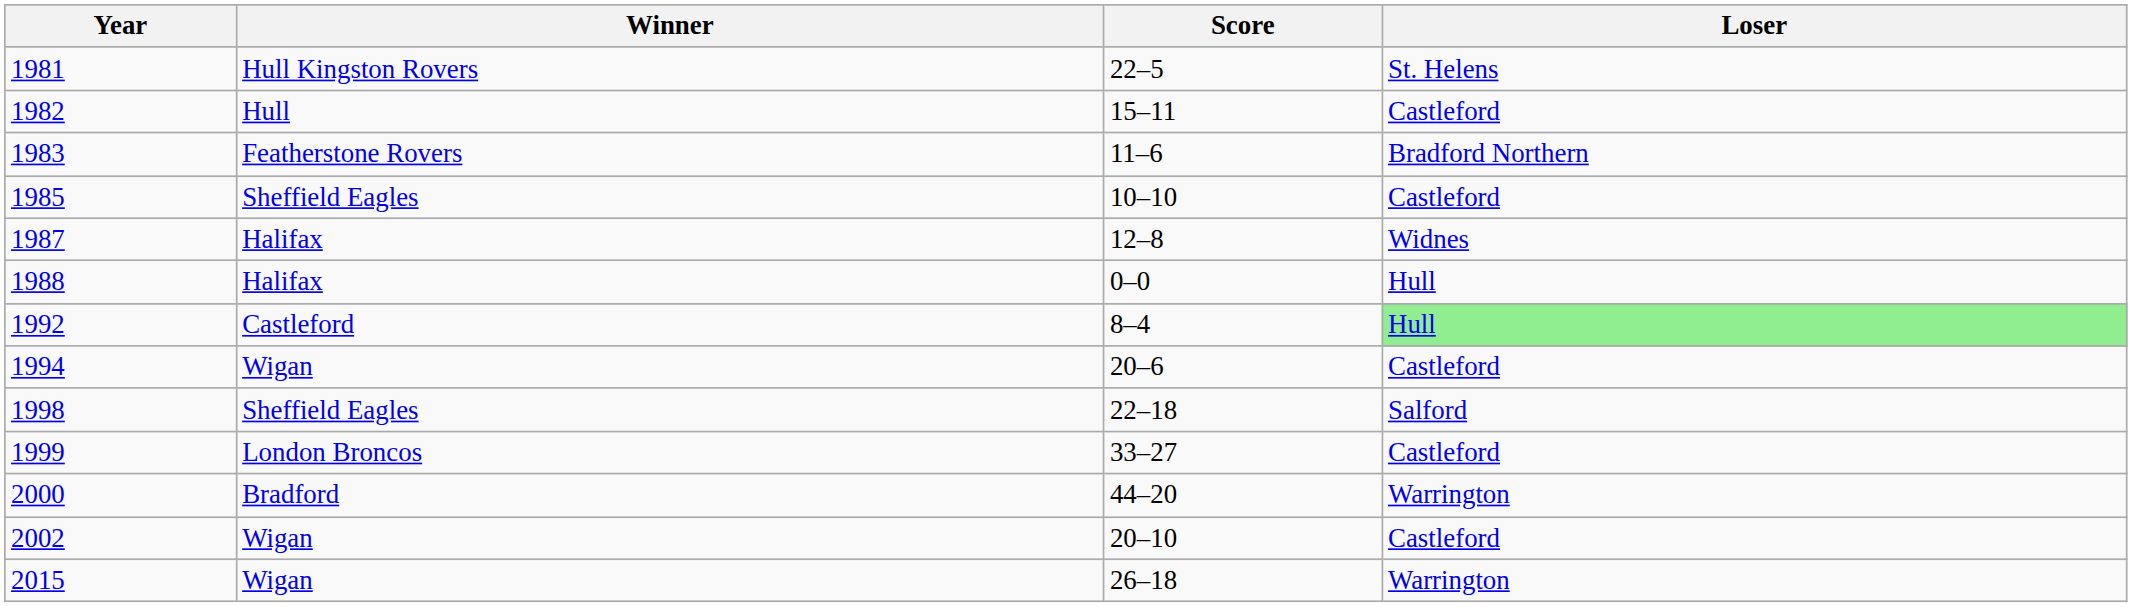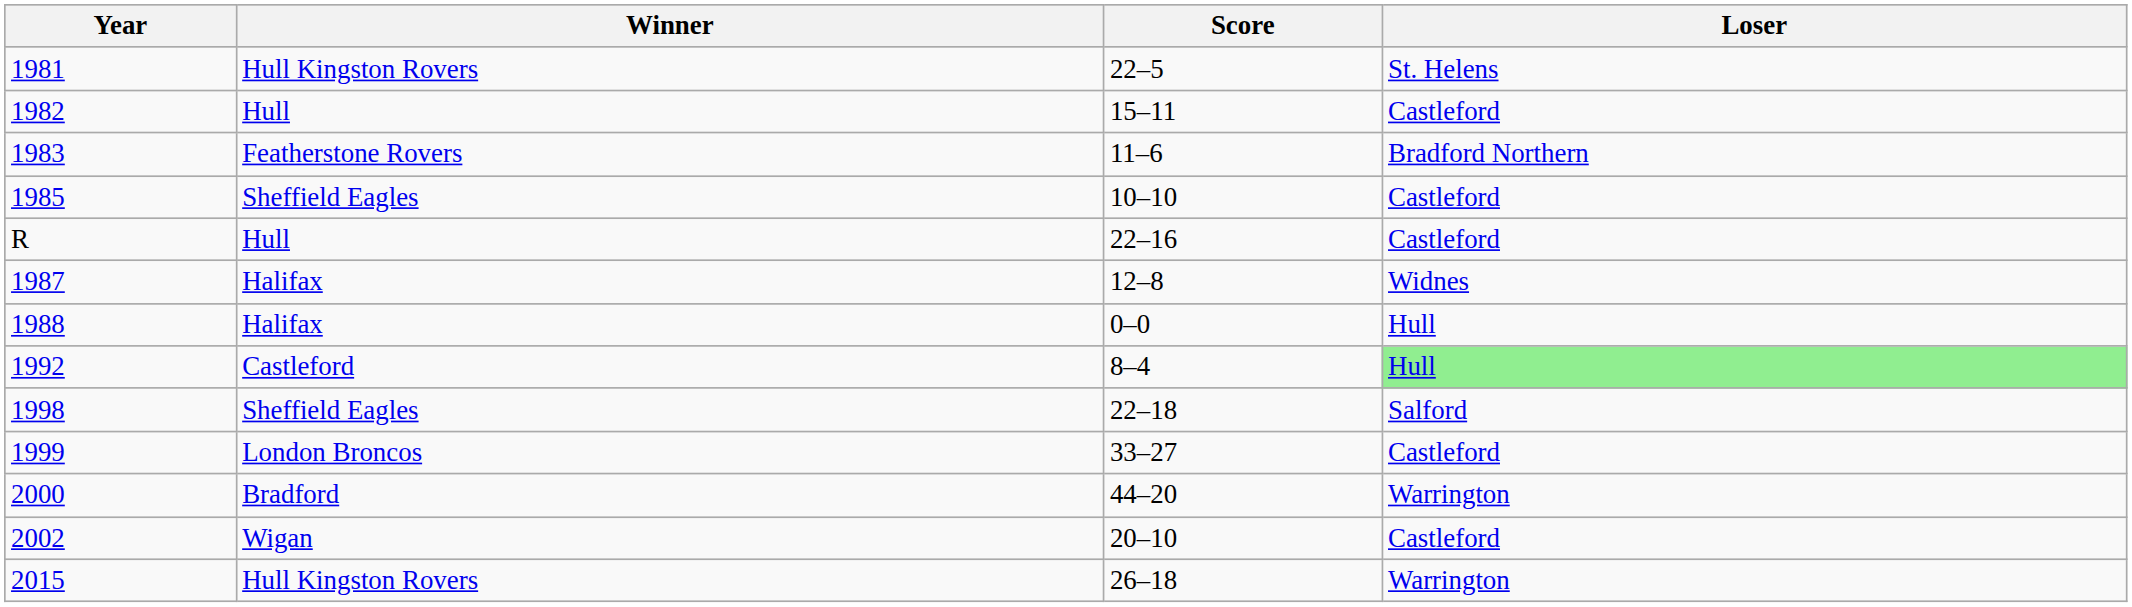+ row: (20, 238)
- row: (38, 366)
(277, 580) Wigan -> (360, 580) Hull Kingston Rovers
